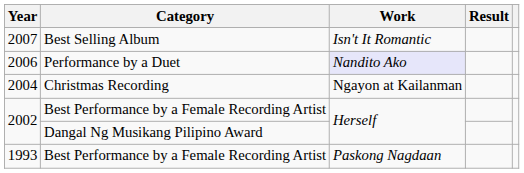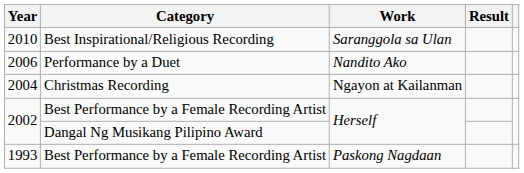+ row: (23, 39)
- row: (23, 39)
(370, 62) lavender background -> (370, 62) no background
